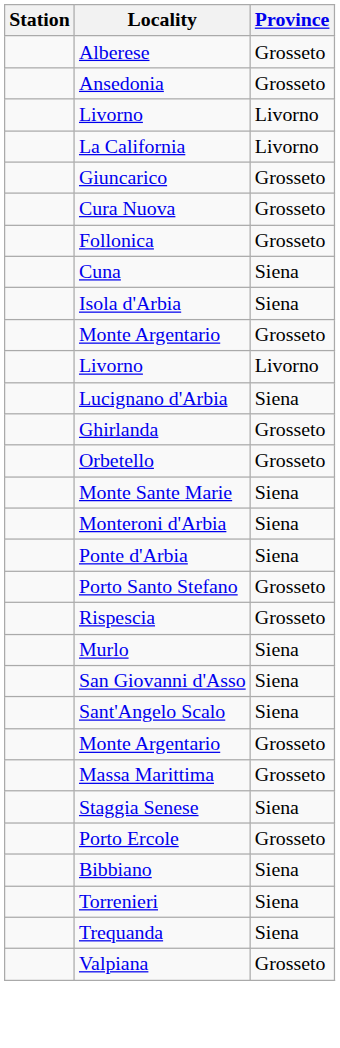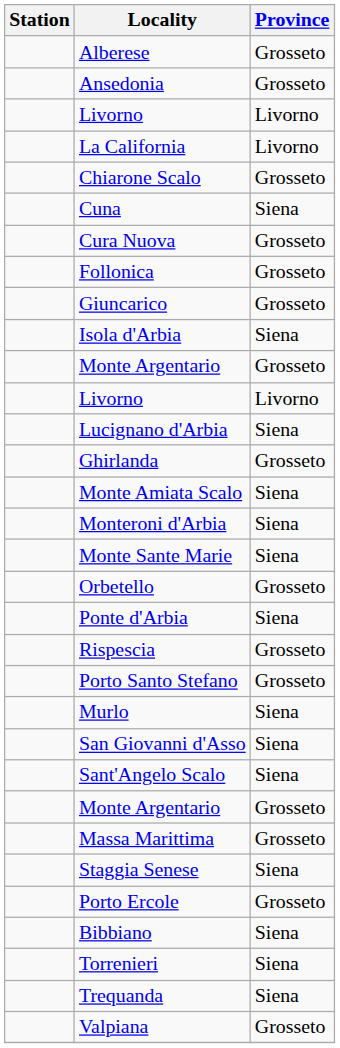+ row: (140, 177)
rows swapped: (100, 271) <-> (123, 177)
+ row: (161, 492)
rows swapped: (153, 523) <-> (116, 460)
rows swapped: (158, 586) <-> (117, 618)
